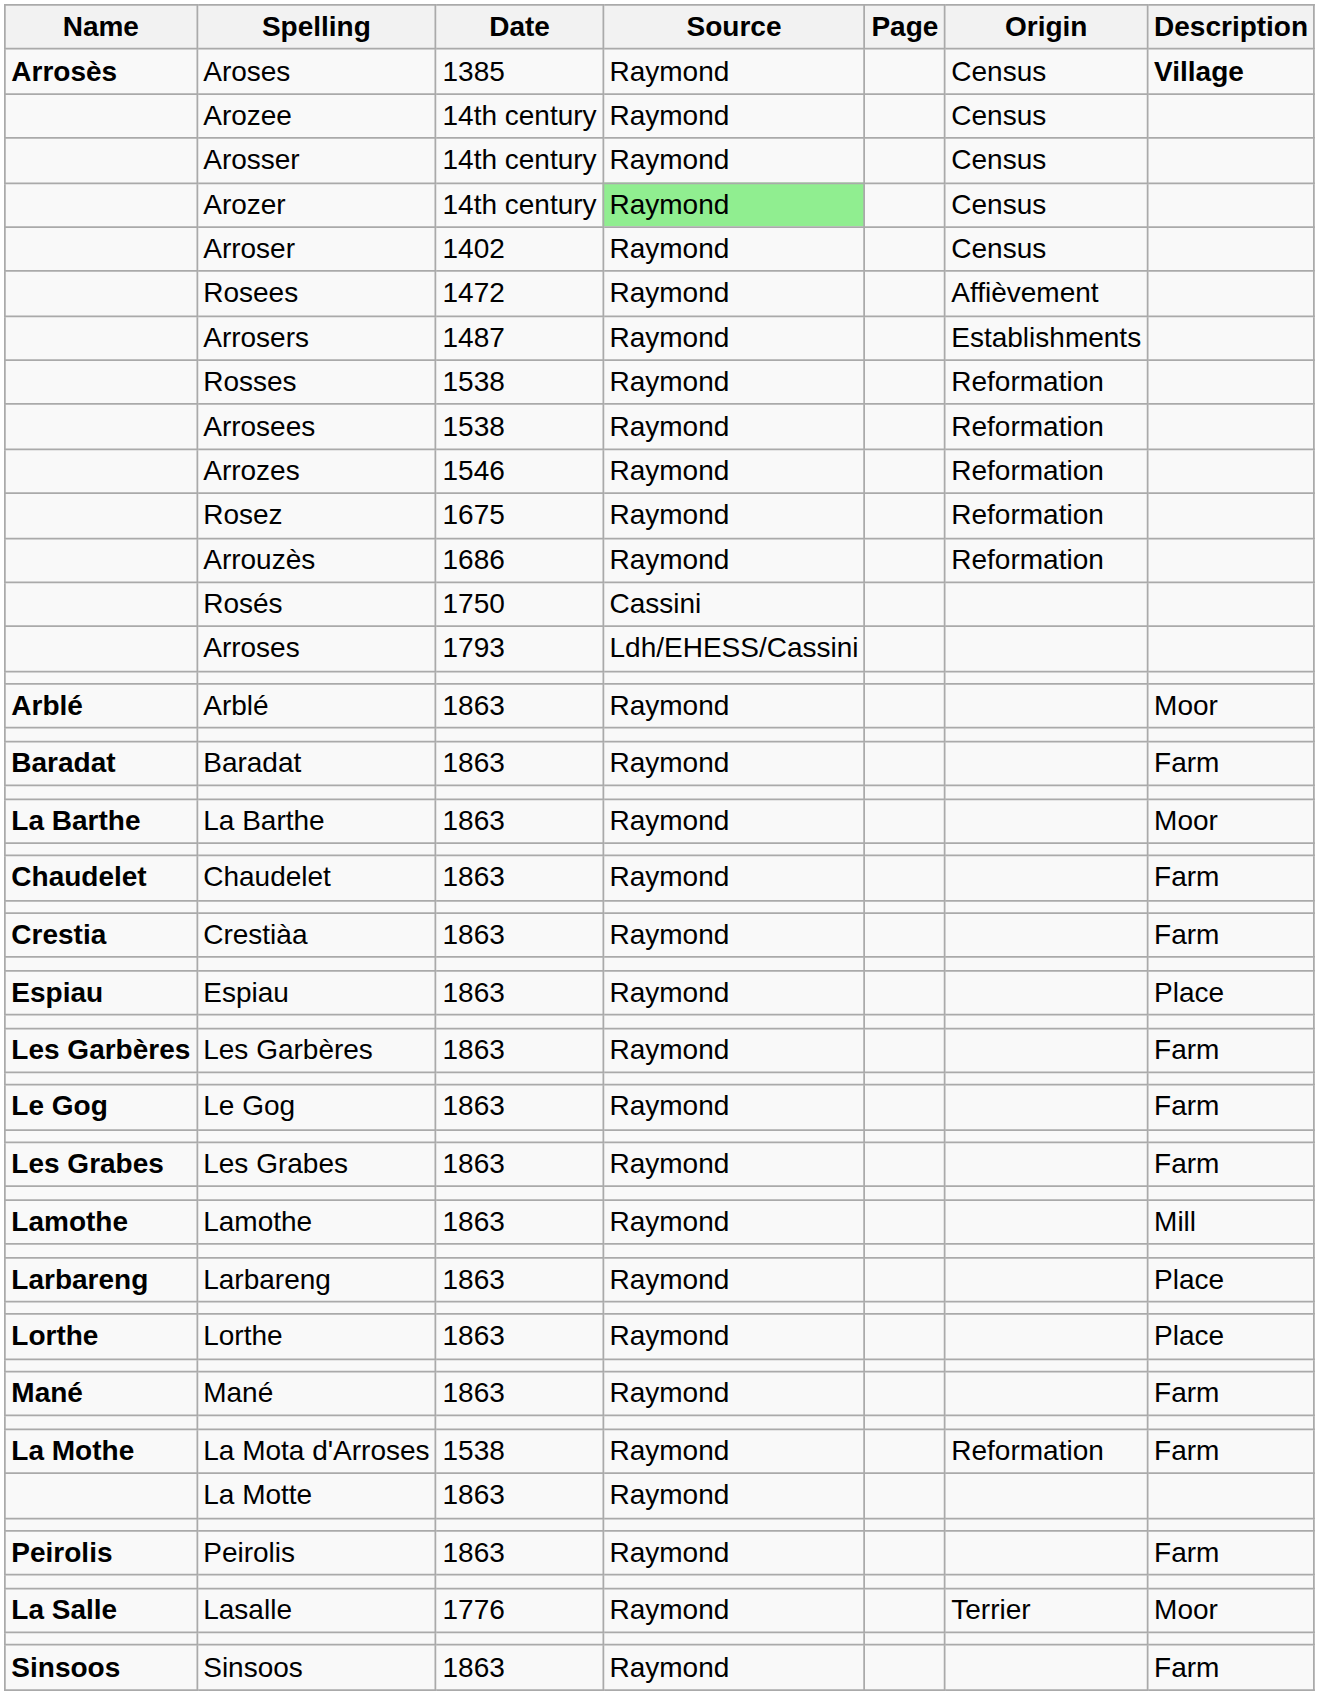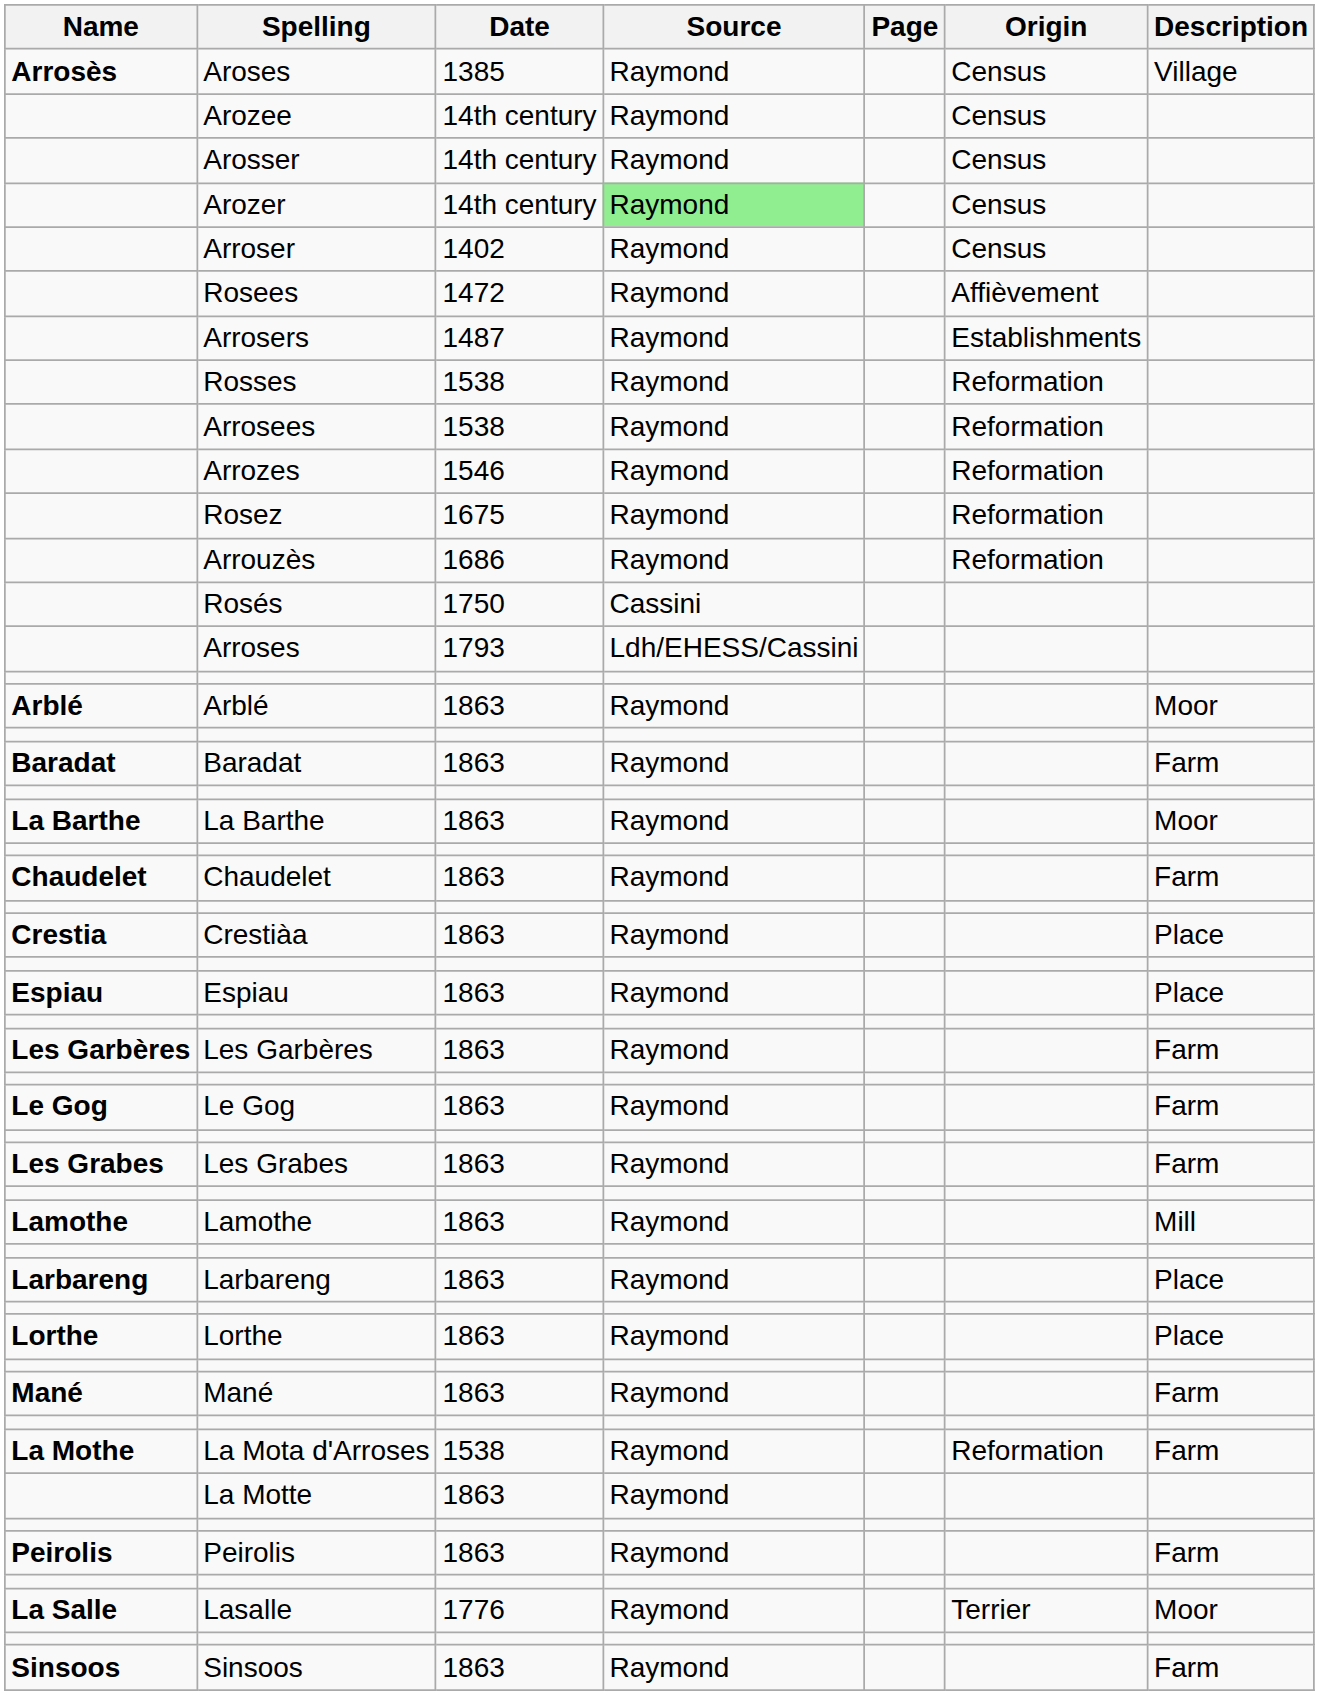(1199, 71) bold -> (1196, 71) normal
(1187, 934) Farm -> (1189, 934) Place
